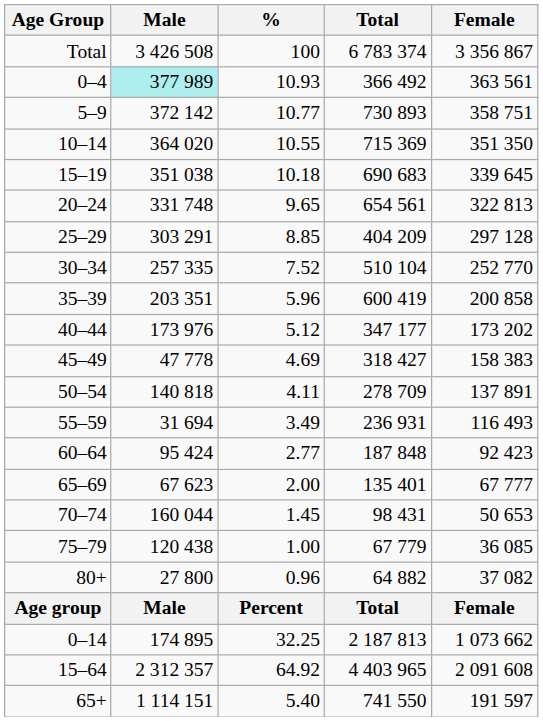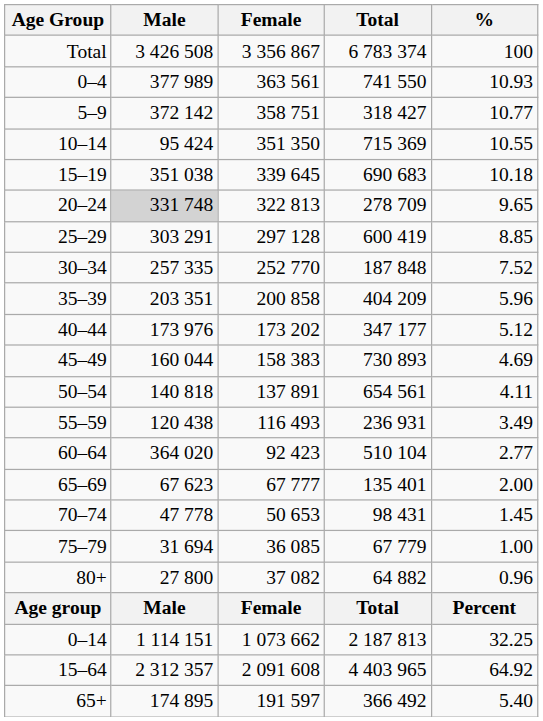columns swapped: (484, 19) <-> (271, 19)
(182, 81) paleturquoise background -> (182, 81) no background
(395, 81) 366 492 -> (395, 81) 741 550
(395, 112) 730 893 -> (395, 112) 318 427
(182, 143) 364 020 -> (186, 143) 95 424
(182, 205) no background -> (182, 205) lightgrey background
(395, 205) 654 561 -> (395, 205) 278 709
(395, 236) 404 209 -> (395, 236) 600 419
(395, 267) 510 104 -> (395, 267) 187 848
(395, 298) 600 419 -> (395, 298) 404 209
(186, 360) 47 778 -> (182, 360) 160 044
(395, 360) 318 427 -> (395, 360) 730 893
(395, 391) 278 709 -> (395, 391) 654 561
(186, 422) 31 694 -> (182, 422) 120 438
(186, 453) 95 424 -> (182, 453) 364 020
(395, 453) 187 848 -> (395, 453) 510 104
(182, 515) 160 044 -> (186, 515) 47 778
(182, 546) 120 438 -> (186, 546) 31 694
(182, 639) 174 895 -> (175, 639) 1 114 151
(175, 701) 1 114 151 -> (182, 701) 174 895
(395, 701) 741 550 -> (395, 701) 366 492
